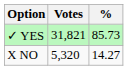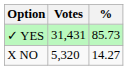(68, 34) 31,821 -> (68, 34) 31,431
